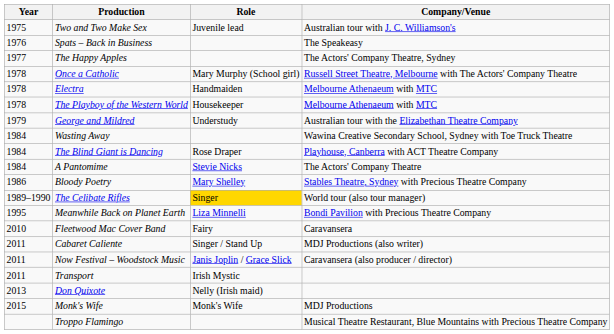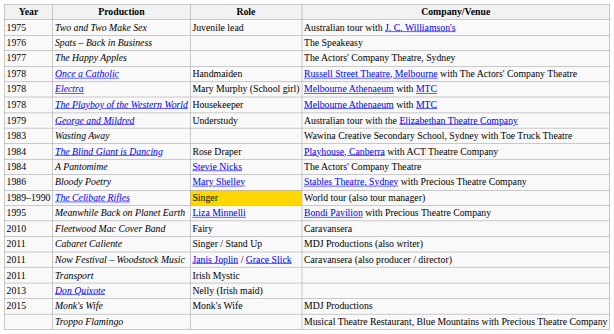(246, 74) Mary Murphy (School girl) -> (217, 74) Handmaiden
(217, 89) Handmaiden -> (246, 89) Mary Murphy (School girl)
(16, 136) 1984 -> (16, 136) 1983
